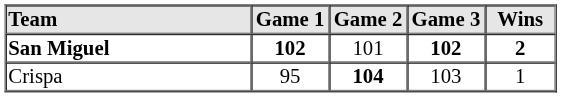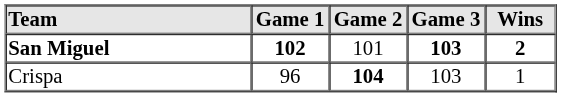(446, 48) 102 -> (446, 48) 103
(290, 76) 95 -> (290, 76) 96
